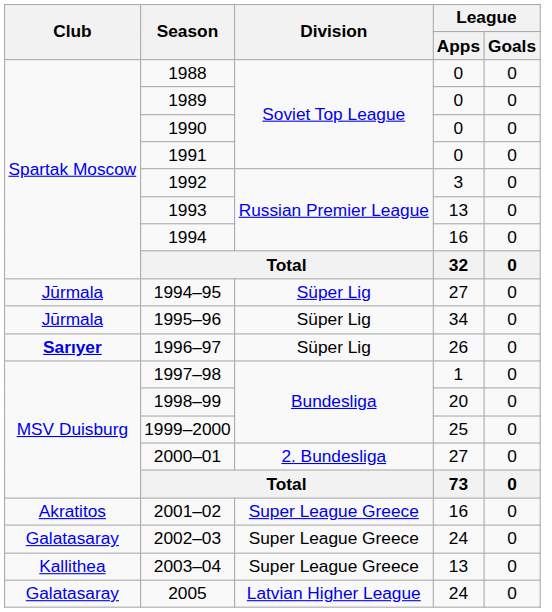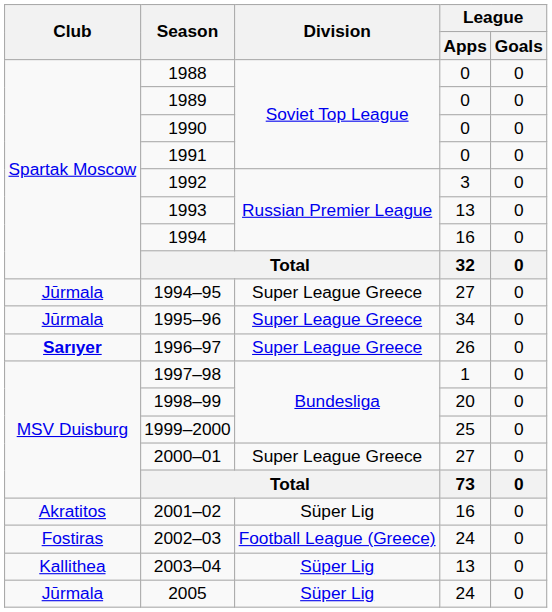(334, 292) Süper Lig -> (337, 292) Super League Greece
(334, 319) Süper Lig -> (337, 319) Super League Greece
(334, 347) Süper Lig -> (337, 347) Super League Greece
(334, 456) 2. Bundesliga -> (337, 456) Super League Greece
(334, 511) Super League Greece -> (337, 511) Süper Lig
(72, 538) Galatasaray -> (72, 538) Fostiras
(334, 538) Super League Greece -> (337, 538) Football League (Greece)
(334, 566) Super League Greece -> (337, 566) Süper Lig
(72, 593) Galatasaray -> (72, 593) Jūrmala
(334, 593) Latvian Higher League -> (337, 593) Süper Lig
